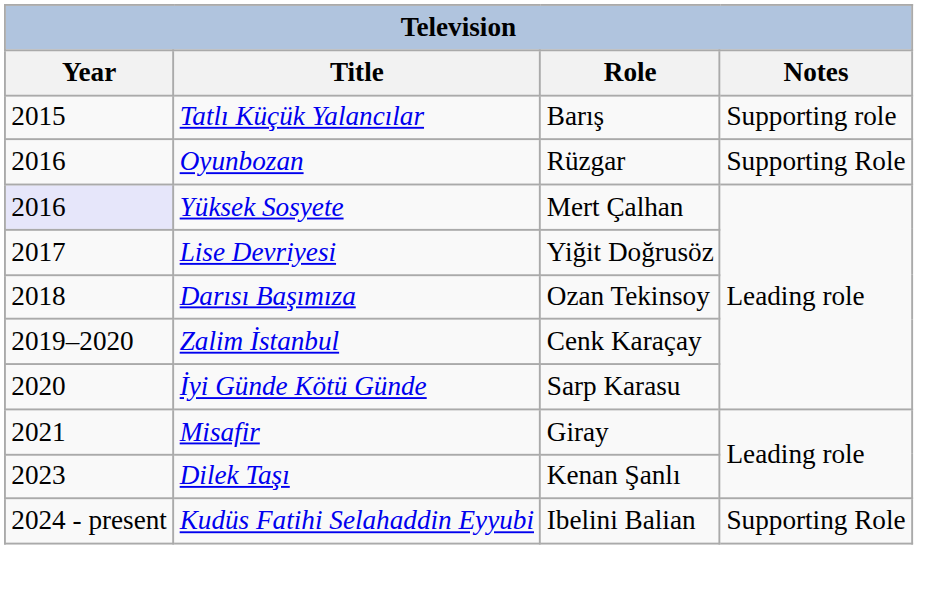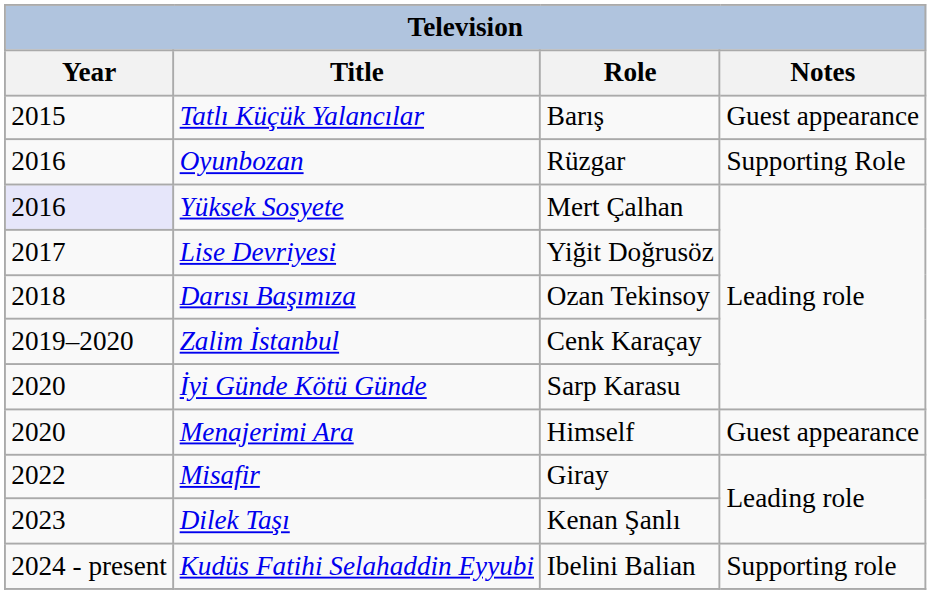(811, 117) Supporting role -> (823, 117) Guest appearance
+ row: (267, 431)
(39, 431) 2021 -> (39, 476) 2022
(816, 521) Supporting Role -> (811, 565) Supporting role
